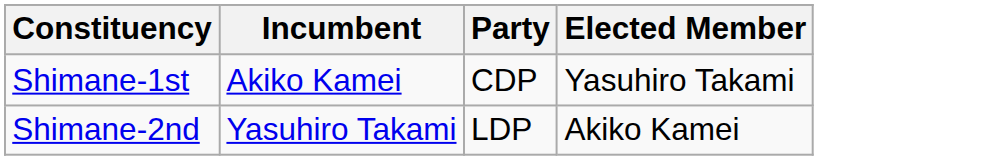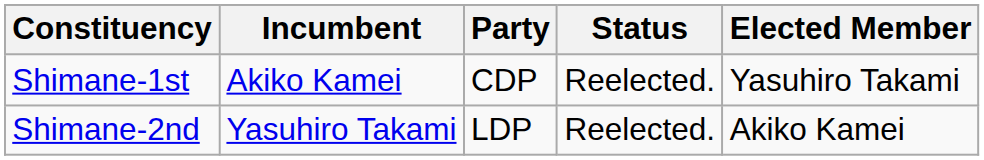+ column: (640, 29)
